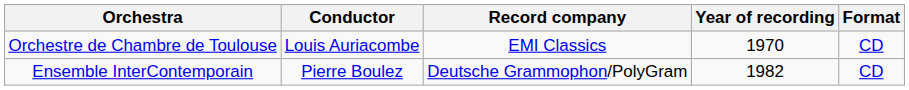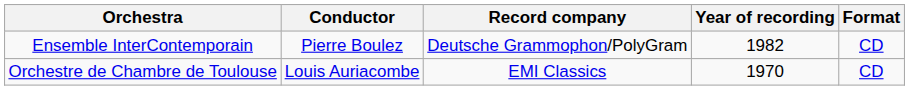rows swapped: (143, 44) <-> (143, 71)
